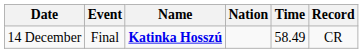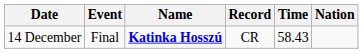columns swapped: (248, 15) <-> (333, 15)
(290, 37) 58.49 -> (293, 37) 58.43
